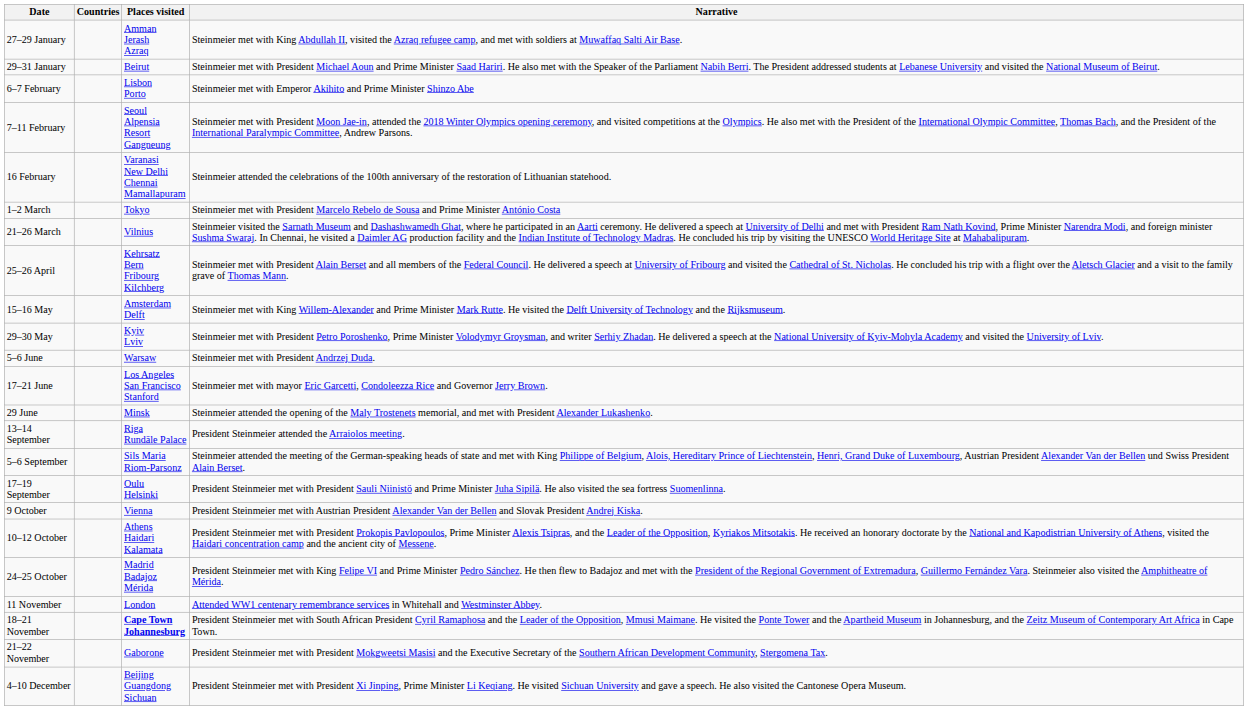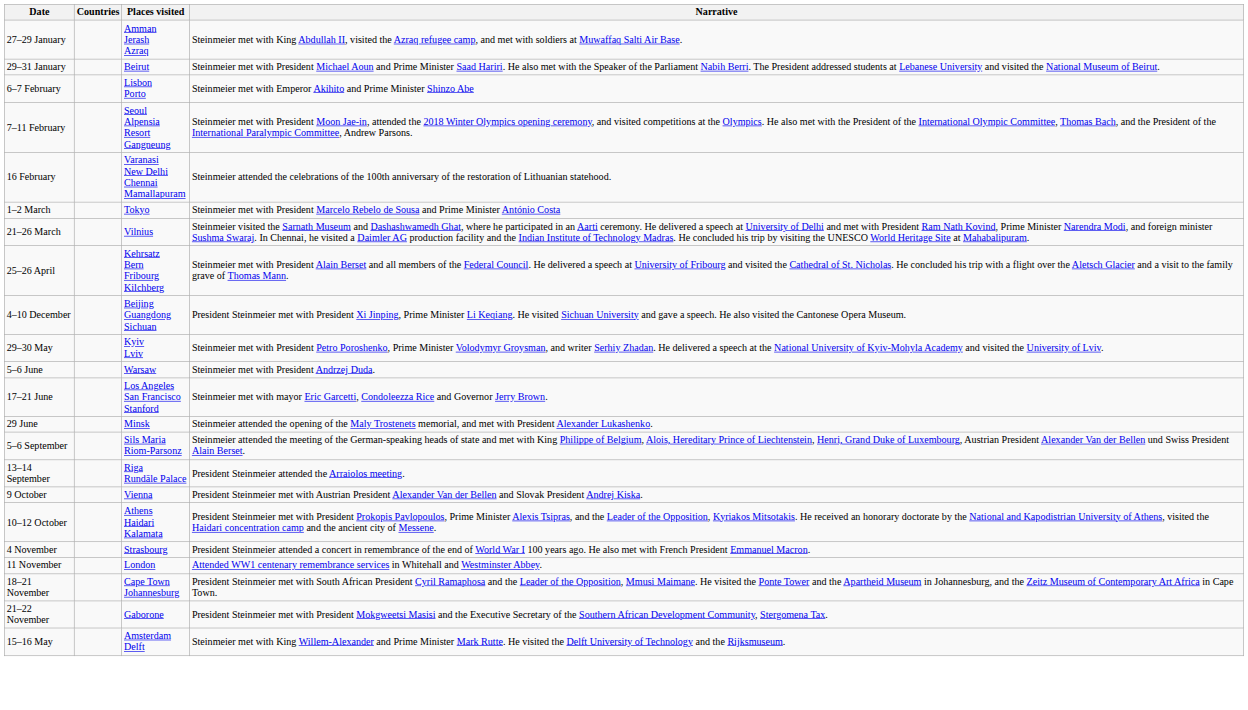rows swapped: (30, 309) <-> (39, 686)
rows swapped: (37, 462) <-> (28, 434)
- row: (28, 489)
- row: (37, 577)
+ row: (32, 549)
(155, 626) bold -> (152, 587) normal
